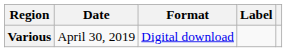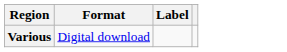- column: (96, 15)
